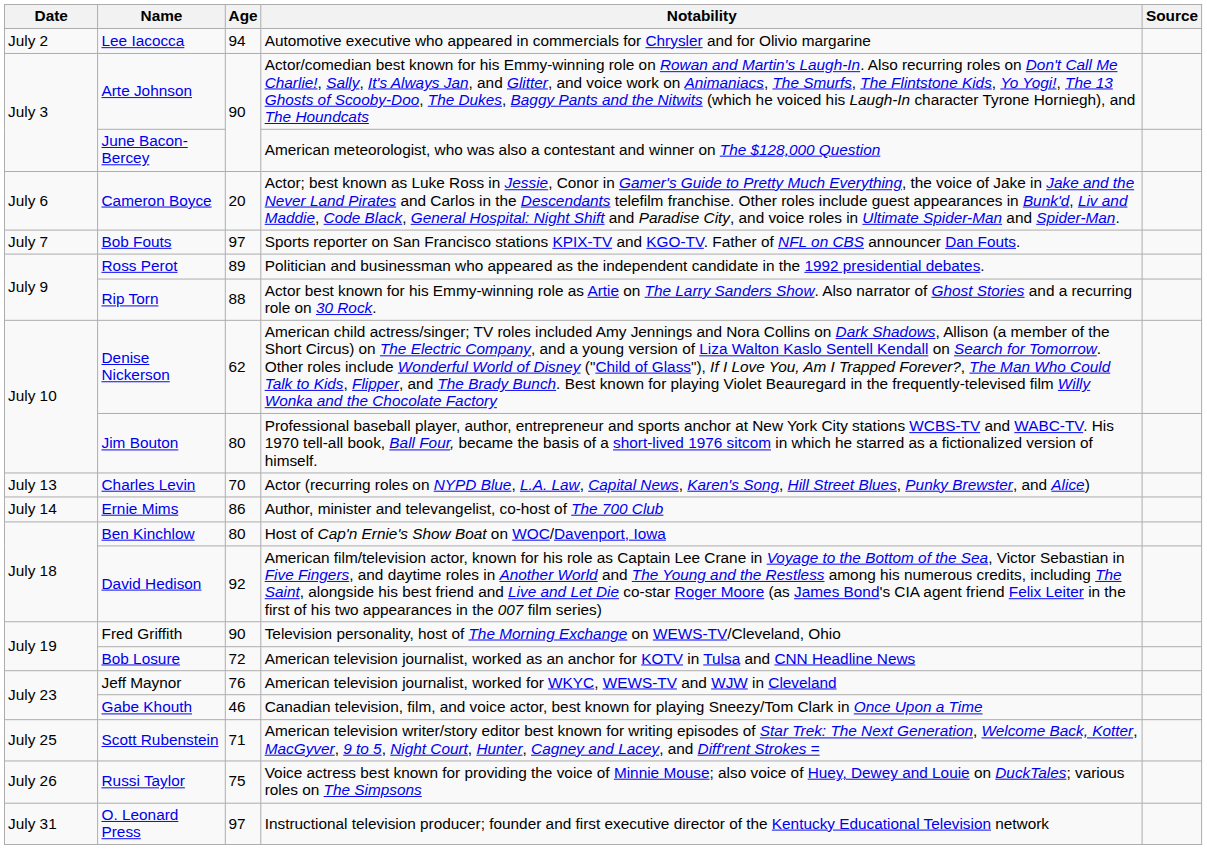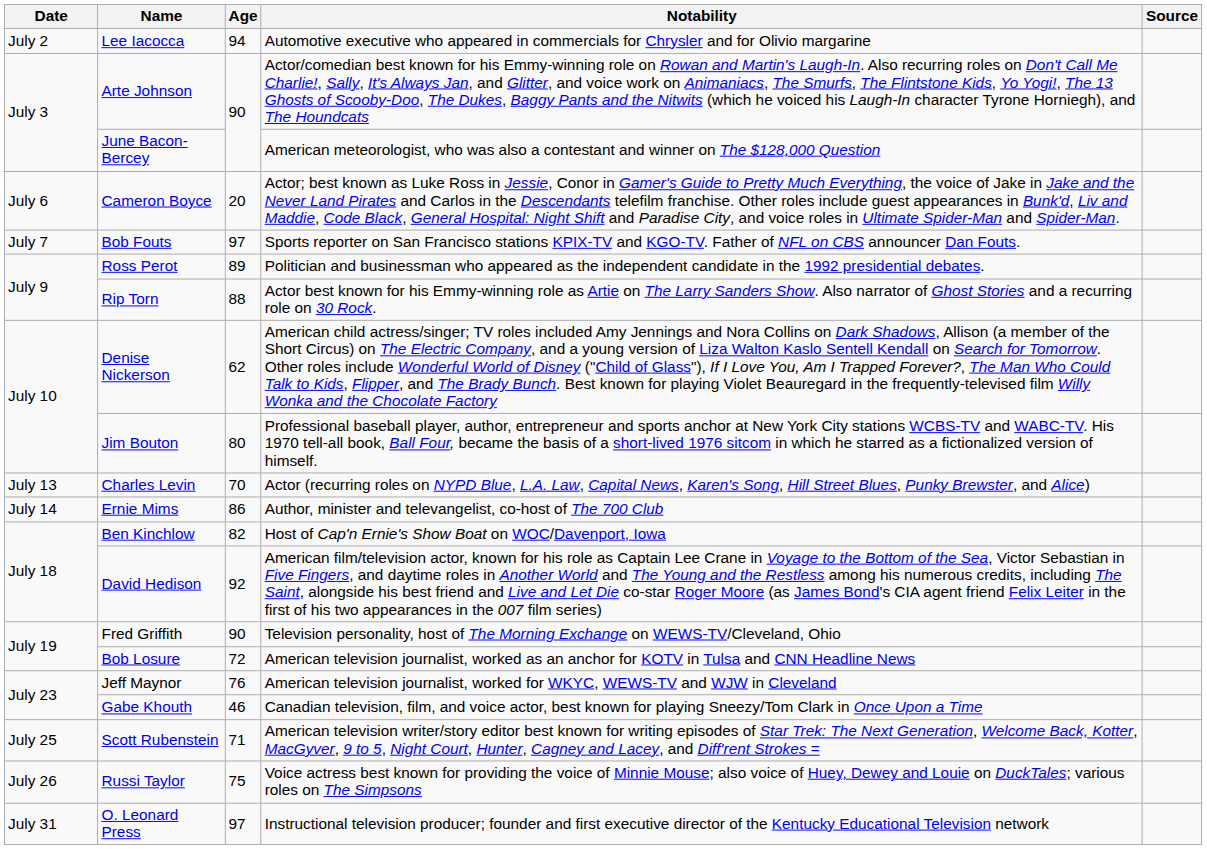(237, 533) 80 -> (237, 533) 82
